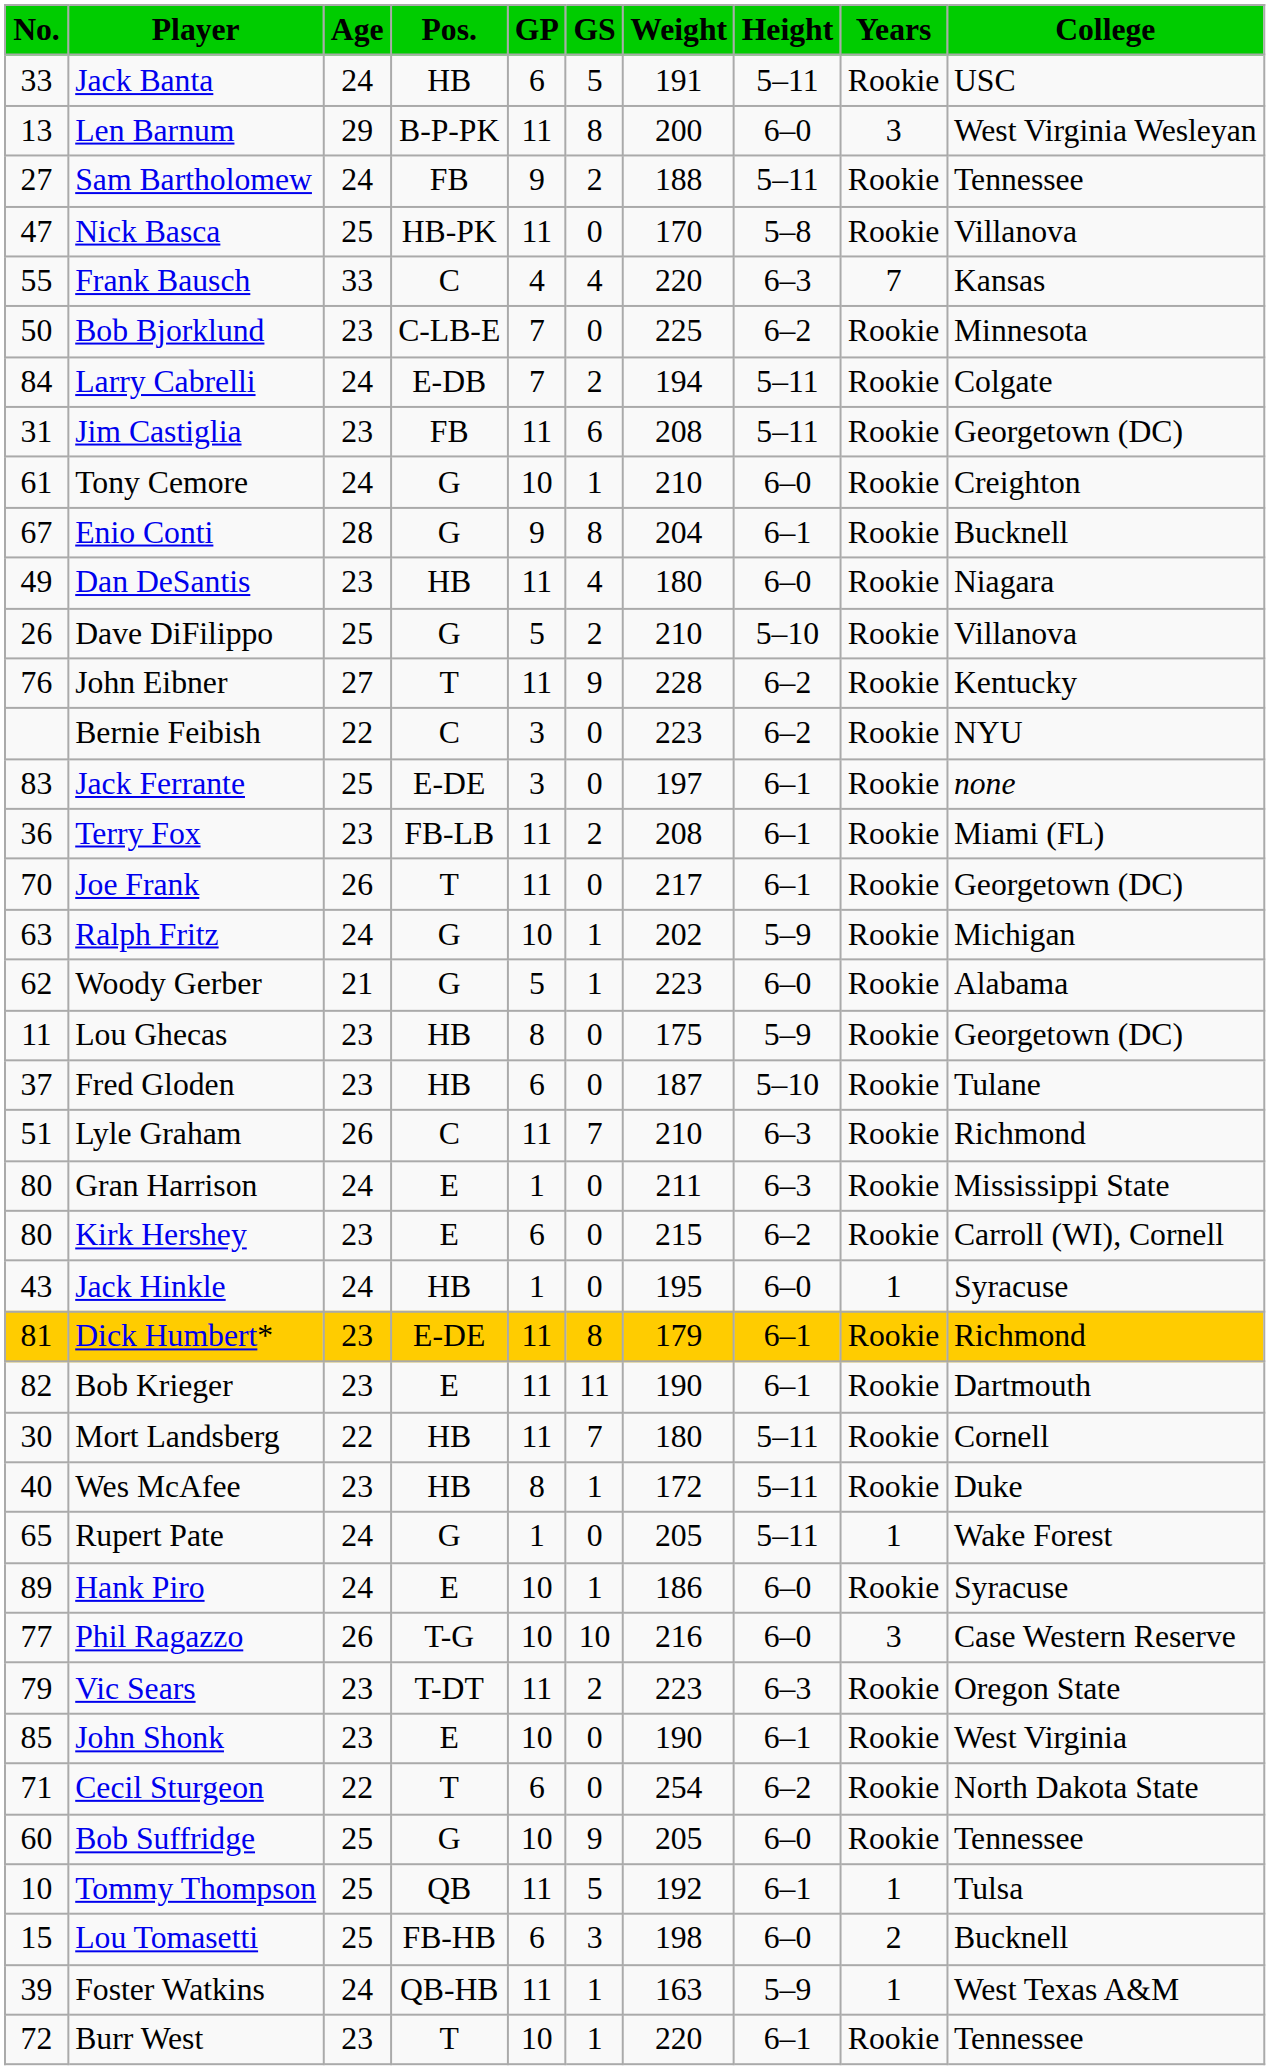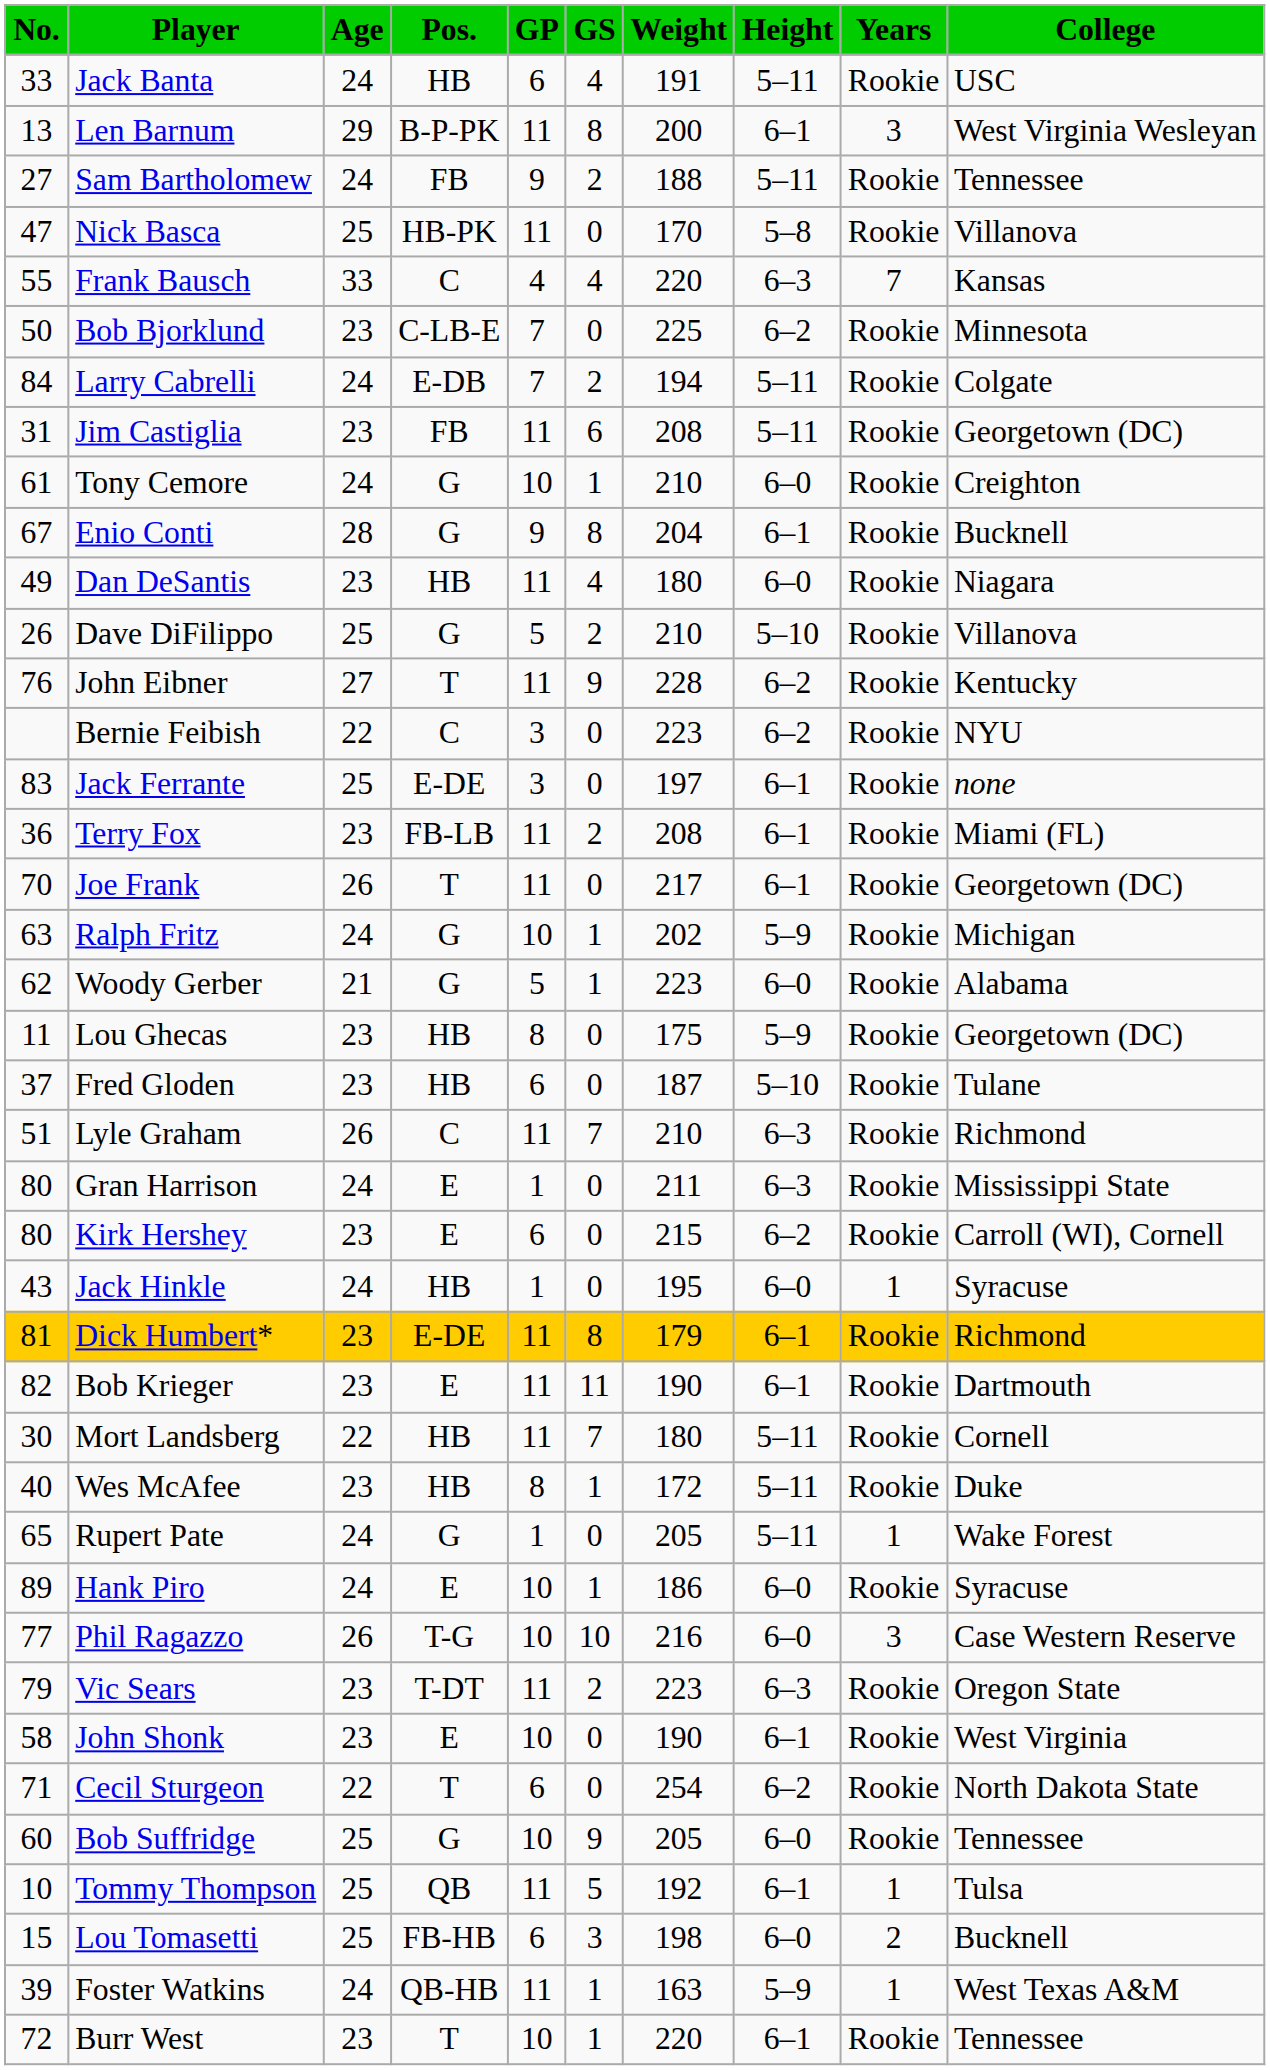(595, 79) 5 -> (595, 79) 4
(787, 130) 6–0 -> (787, 130) 6–1
(36, 1737) 85 -> (36, 1737) 58
